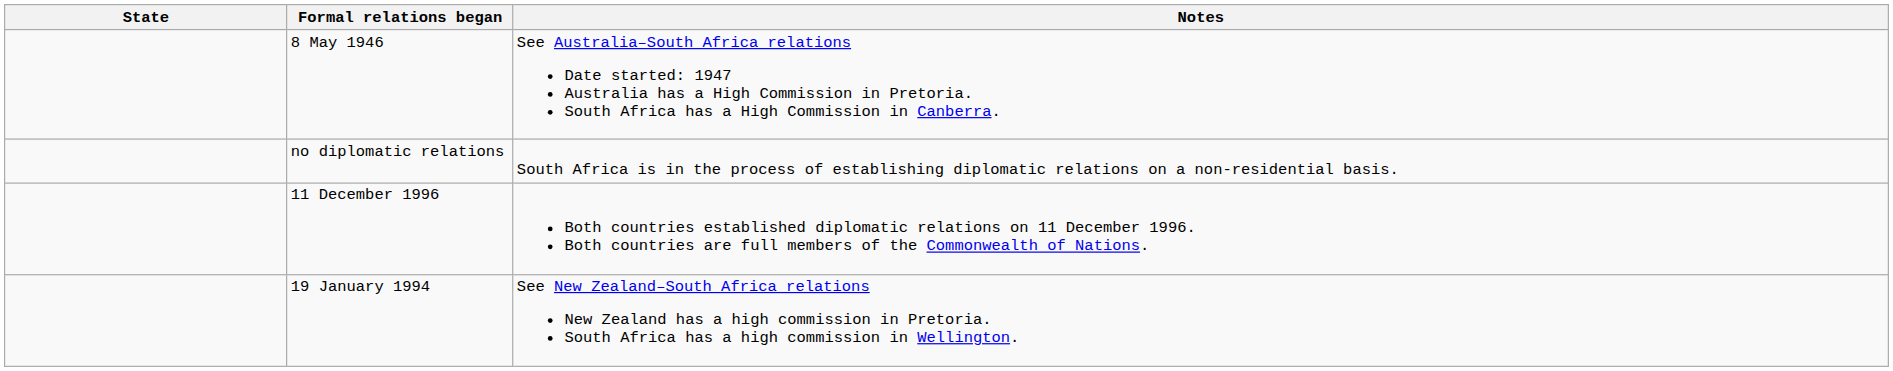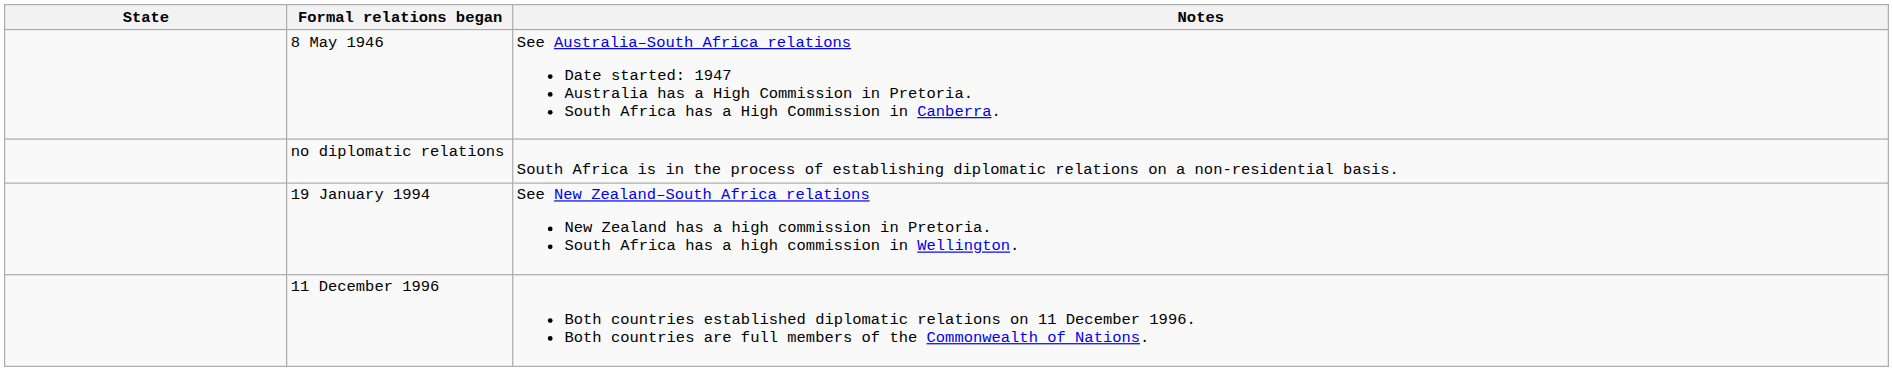rows swapped: (360, 287) <-> (365, 195)
